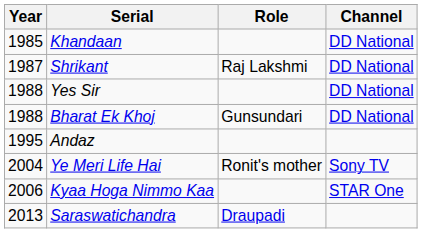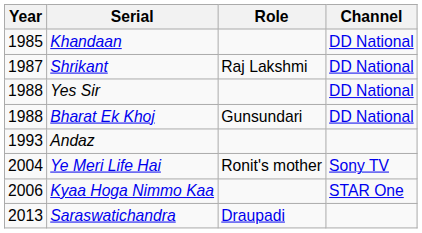(26, 141) 1995 -> (26, 141) 1993
